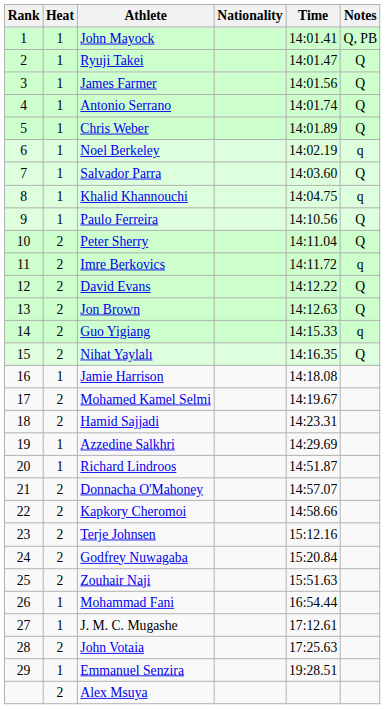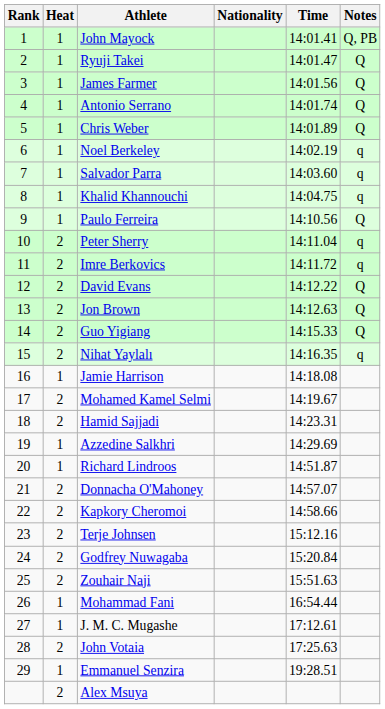(360, 173) Q -> (360, 173) q
(360, 241) Q -> (360, 241) q
(360, 331) q -> (360, 331) Q
(360, 354) Q -> (360, 354) q
